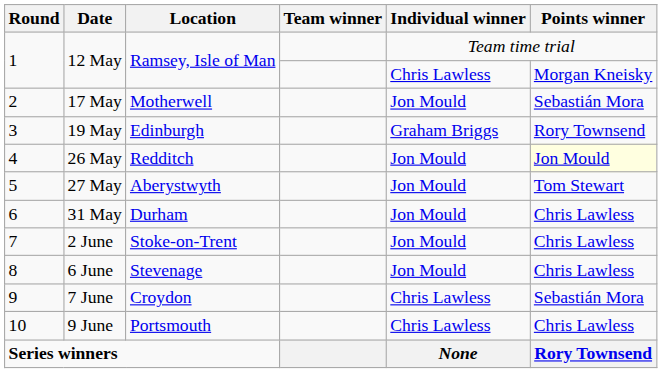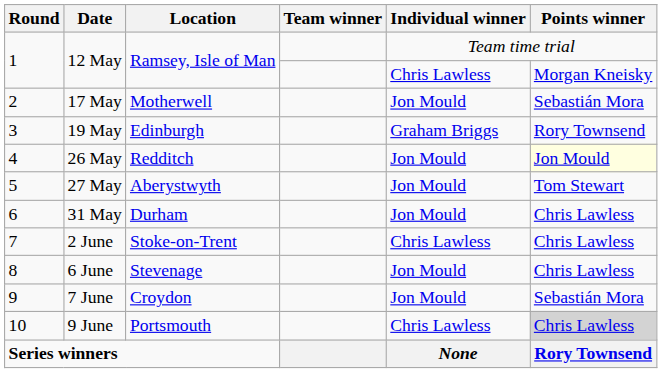(428, 241) Jon Mould -> (440, 241) Chris Lawless
(440, 297) Chris Lawless -> (428, 297) Jon Mould
(584, 325) no background -> (584, 325) lightgrey background
